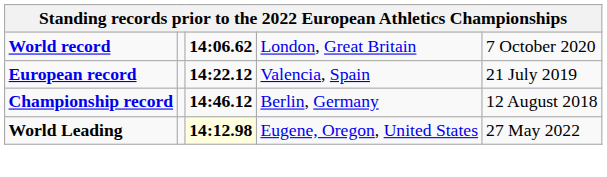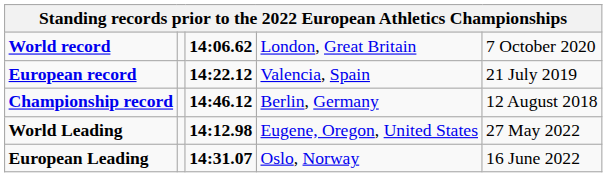(221, 130) lightyellow background -> (221, 130) no background
+ row: (79, 158)
